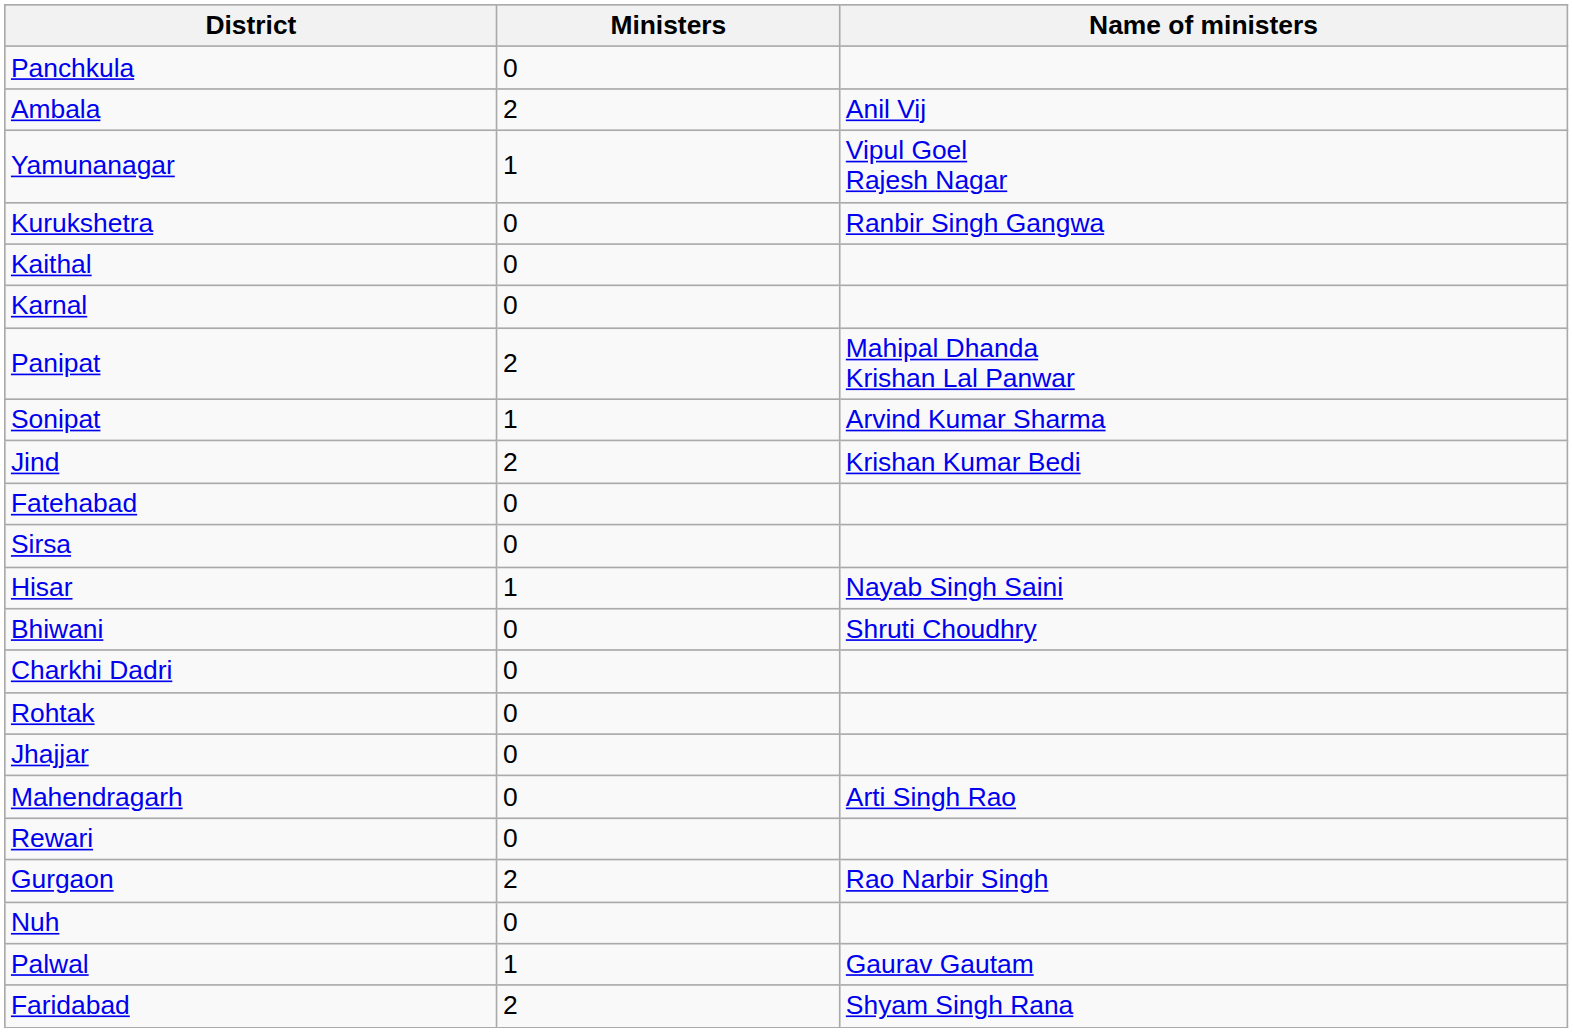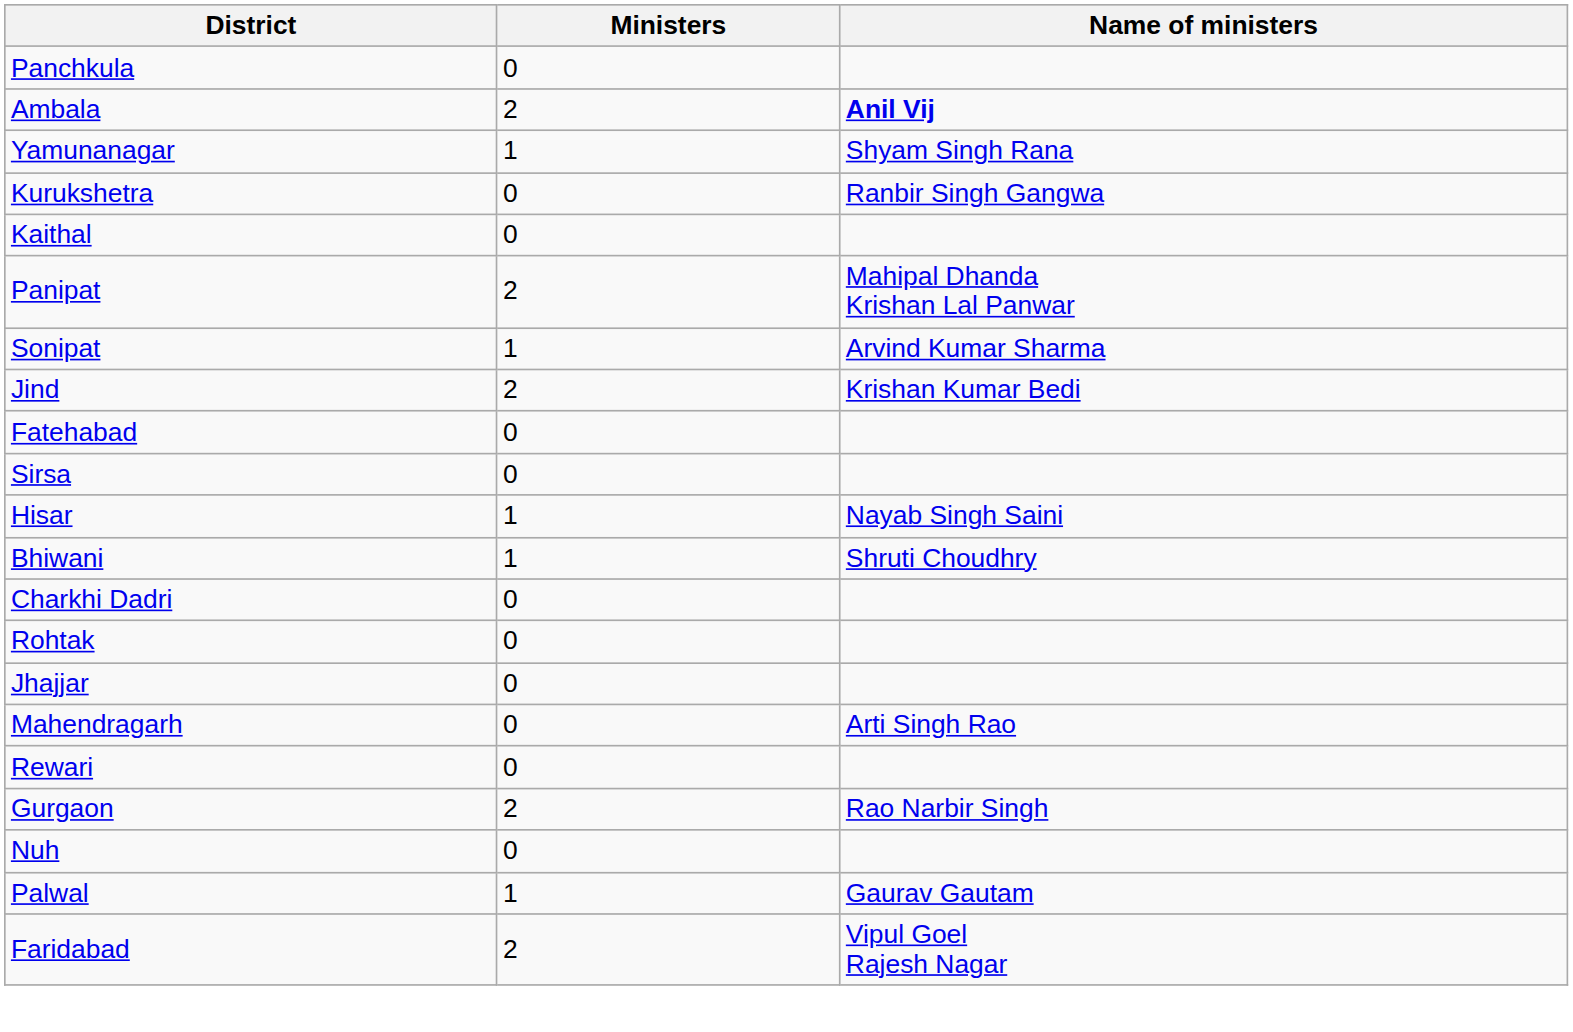(886, 109) normal -> (890, 109) bold
(927, 165) Vipul Goel Rajesh Nagar -> (960, 151) Shyam Singh Rana
- row: (49, 306)
(510, 629) 0 -> (510, 557) 1
(960, 1005) Shyam Singh Rana -> (927, 949) Vipul Goel Rajesh Nagar
